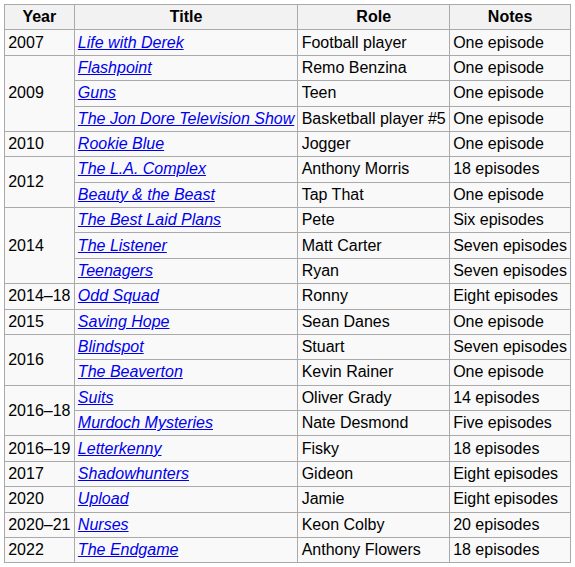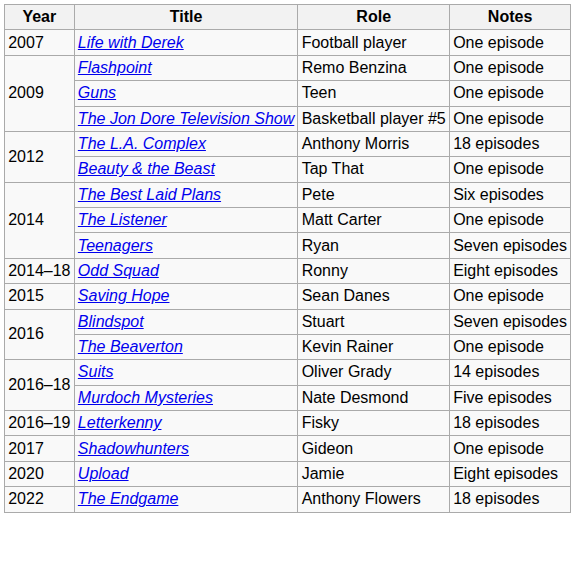- row: (121, 144)
(510, 245) Seven episodes -> (498, 220) One episode
(506, 473) Eight episodes -> (498, 448) One episode
- row: (103, 524)
